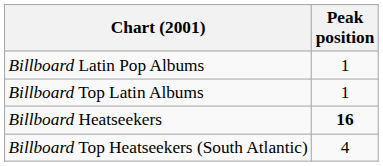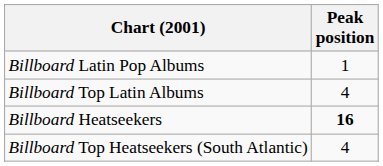(345, 92) 1 -> (345, 92) 4
